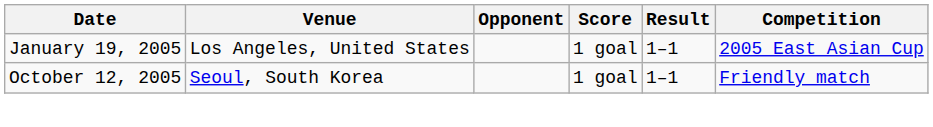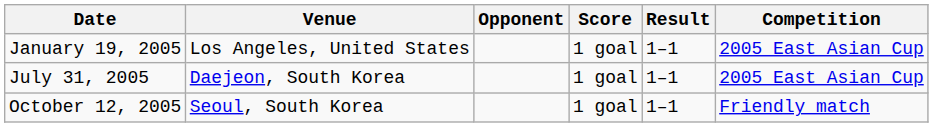+ row: (79, 78)
